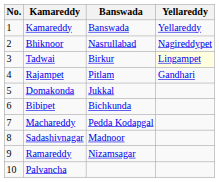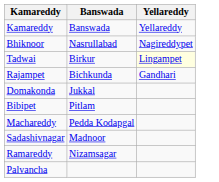- column: (14, 12)
(101, 75) Pitlam -> (91, 75) Bichkunda
(110, 106) Bichkunda -> (82, 106) Pitlam
